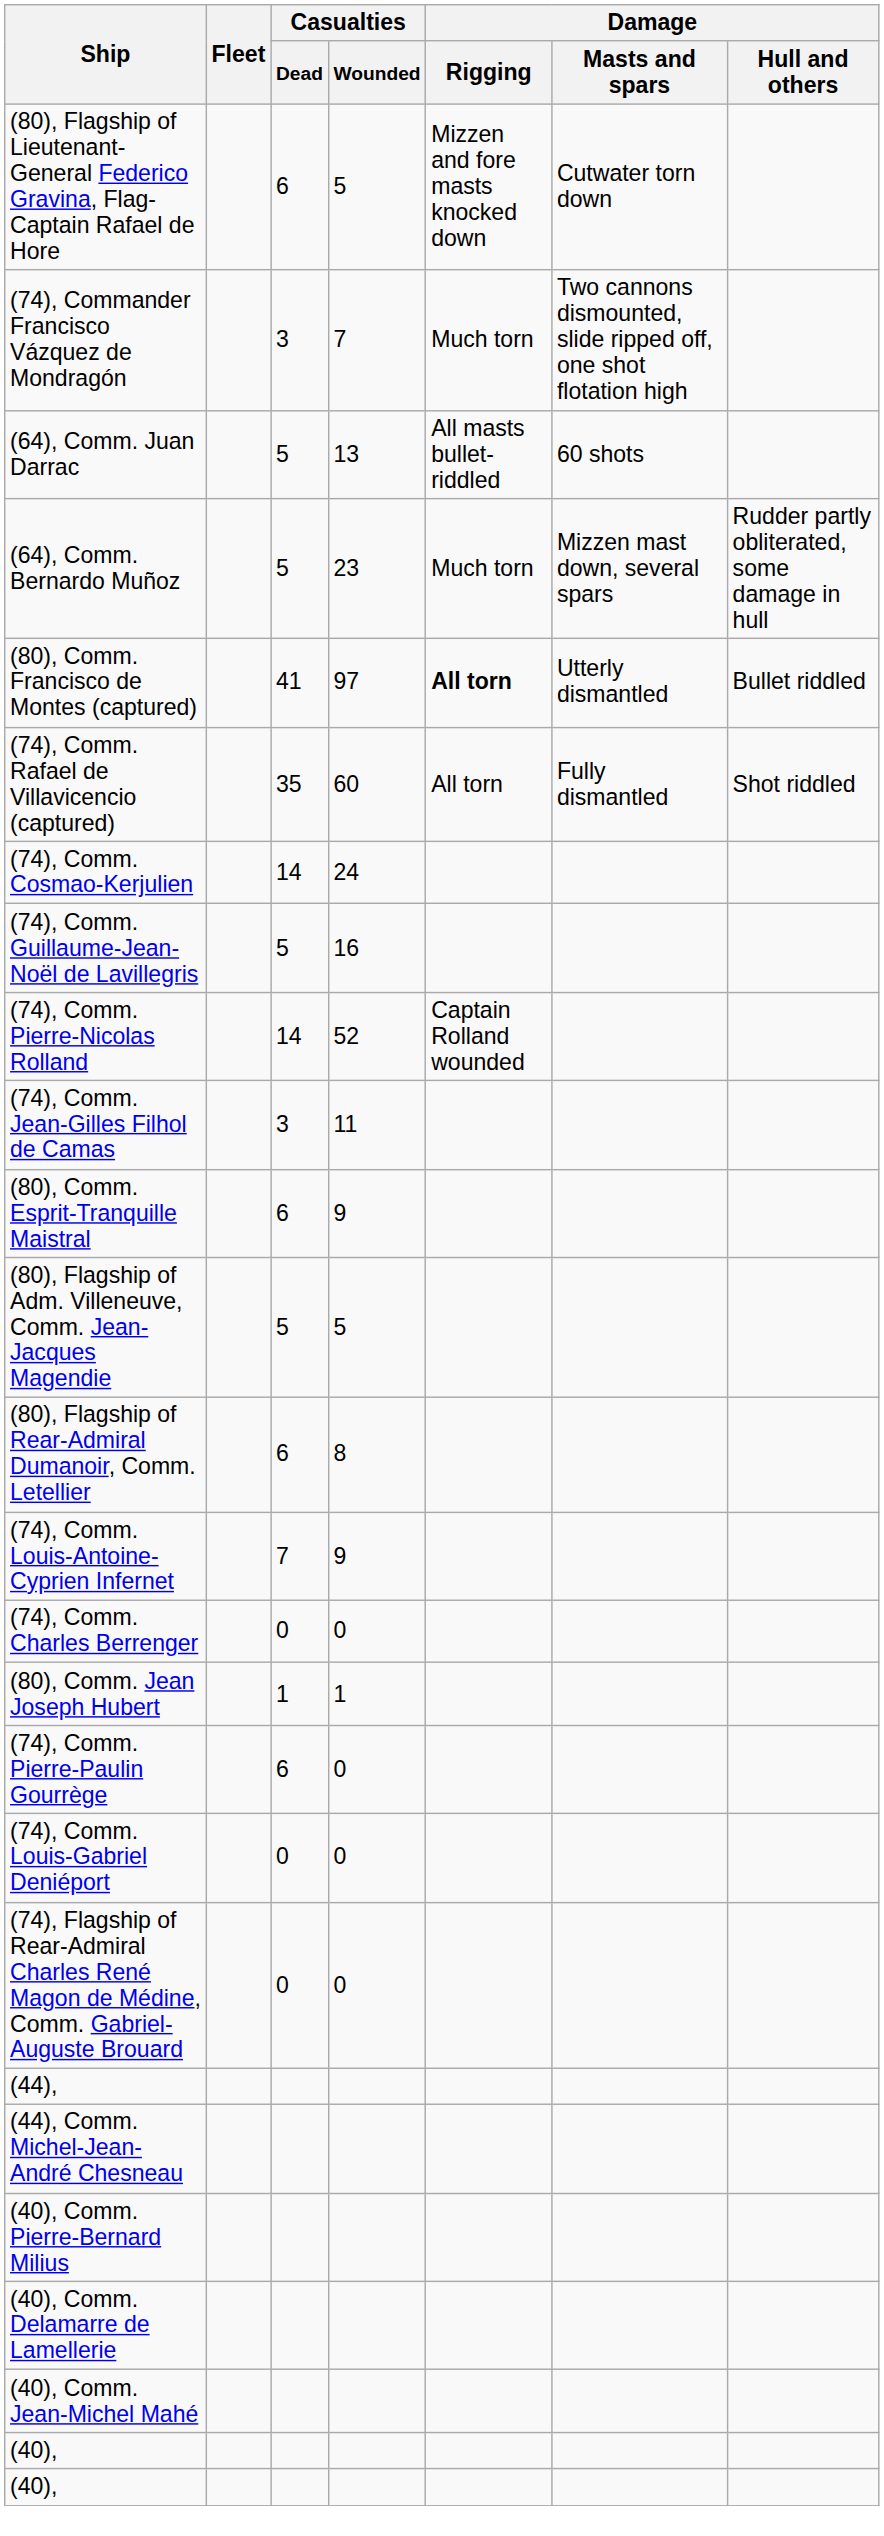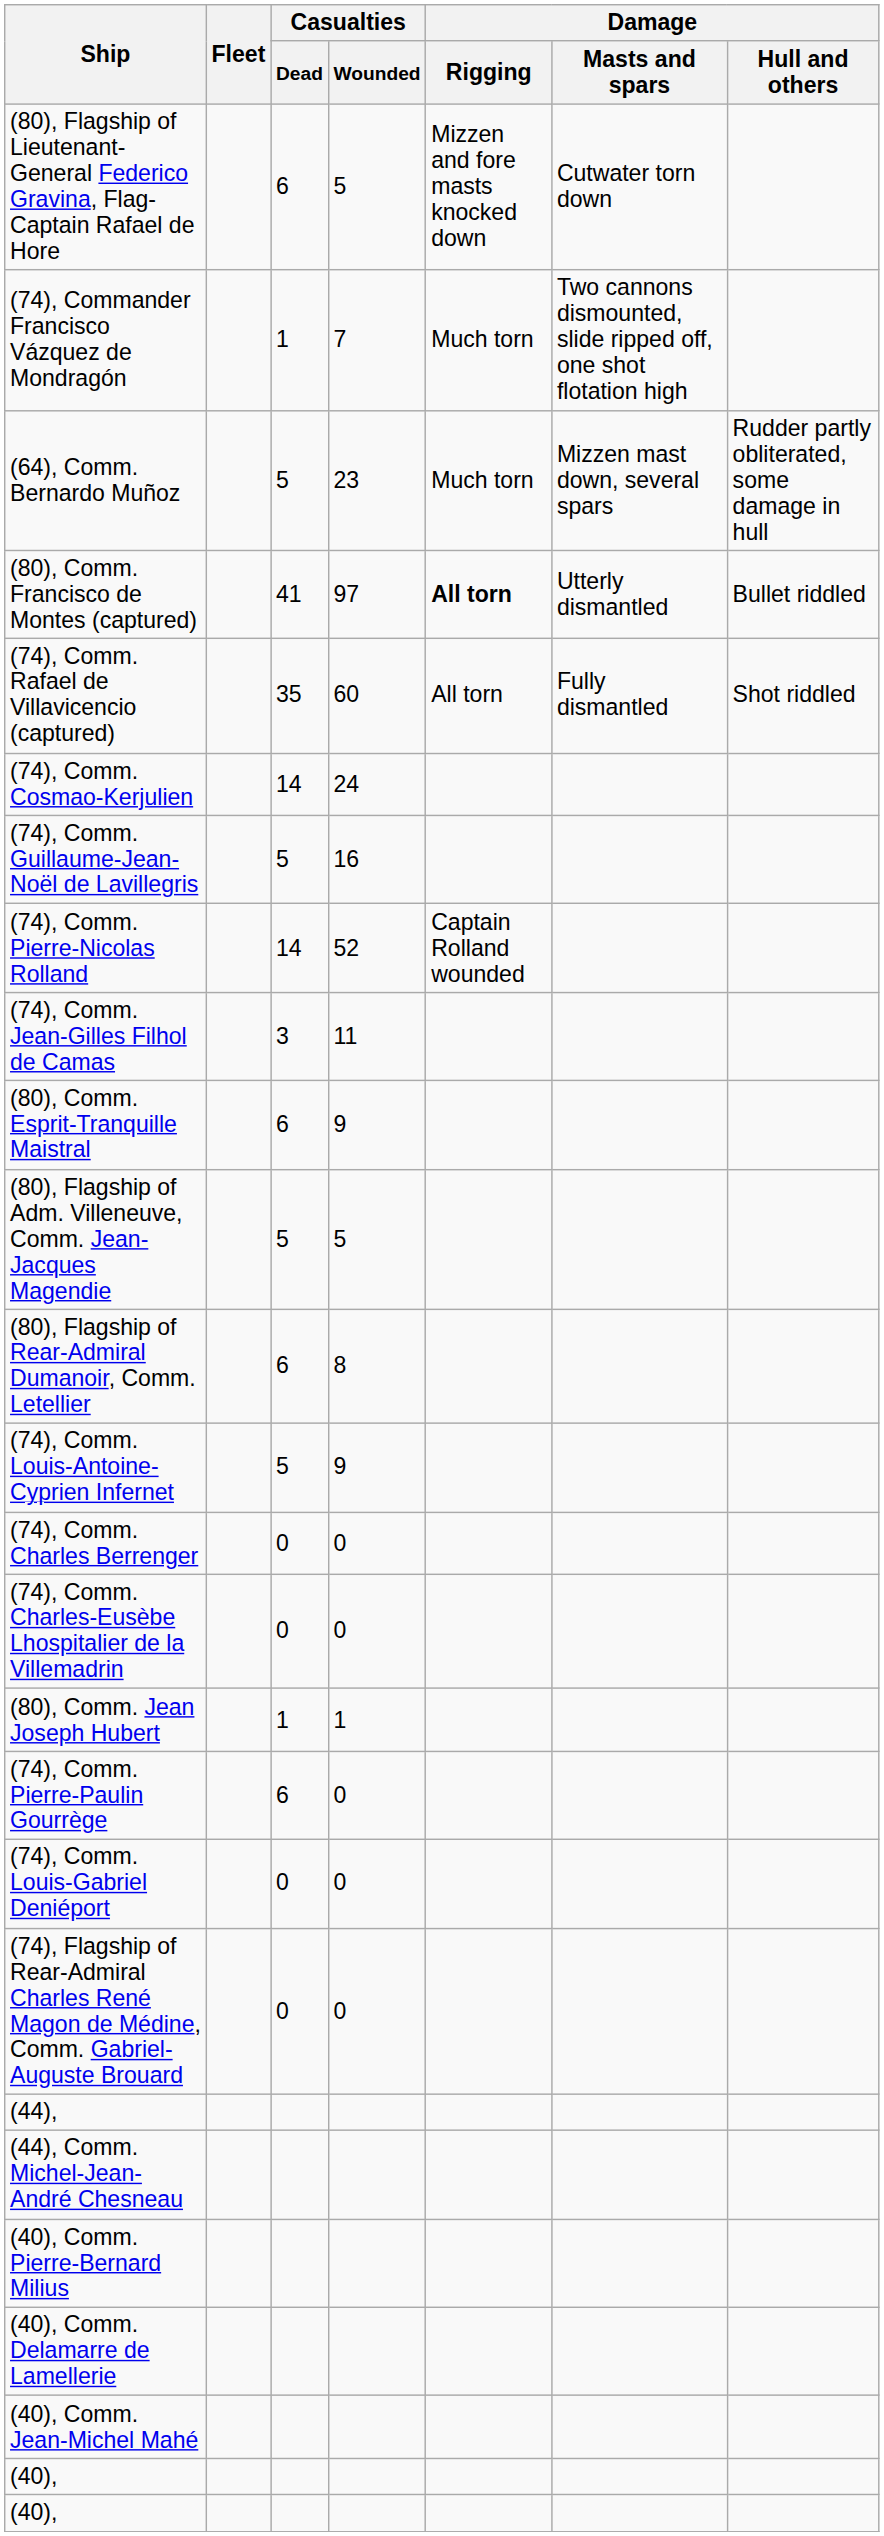(282, 339) 3 -> (282, 339) 1
- row: (102, 454)
(282, 1555) 7 -> (282, 1467) 5
+ row: (97, 1631)
